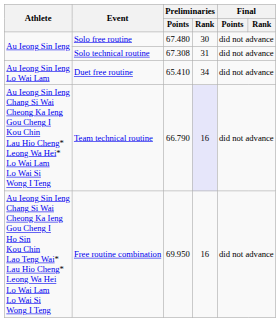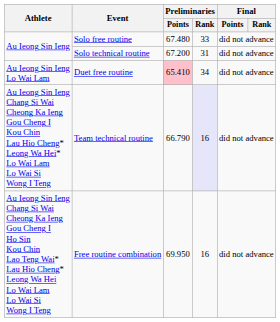(205, 39) 30 -> (205, 39) 33
(178, 53) 67.308 -> (178, 53) 67.200
(178, 73) no background -> (178, 73) pink background
